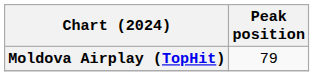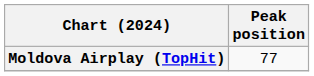(269, 59) 79 -> (269, 59) 77
